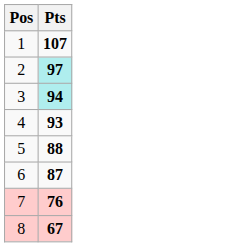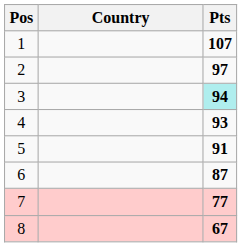+ column: (121, 17)
(55, 70) paleturquoise background -> (220, 70) no background
(55, 149) 88 -> (220, 149) 91
(55, 202) 76 -> (220, 202) 77
